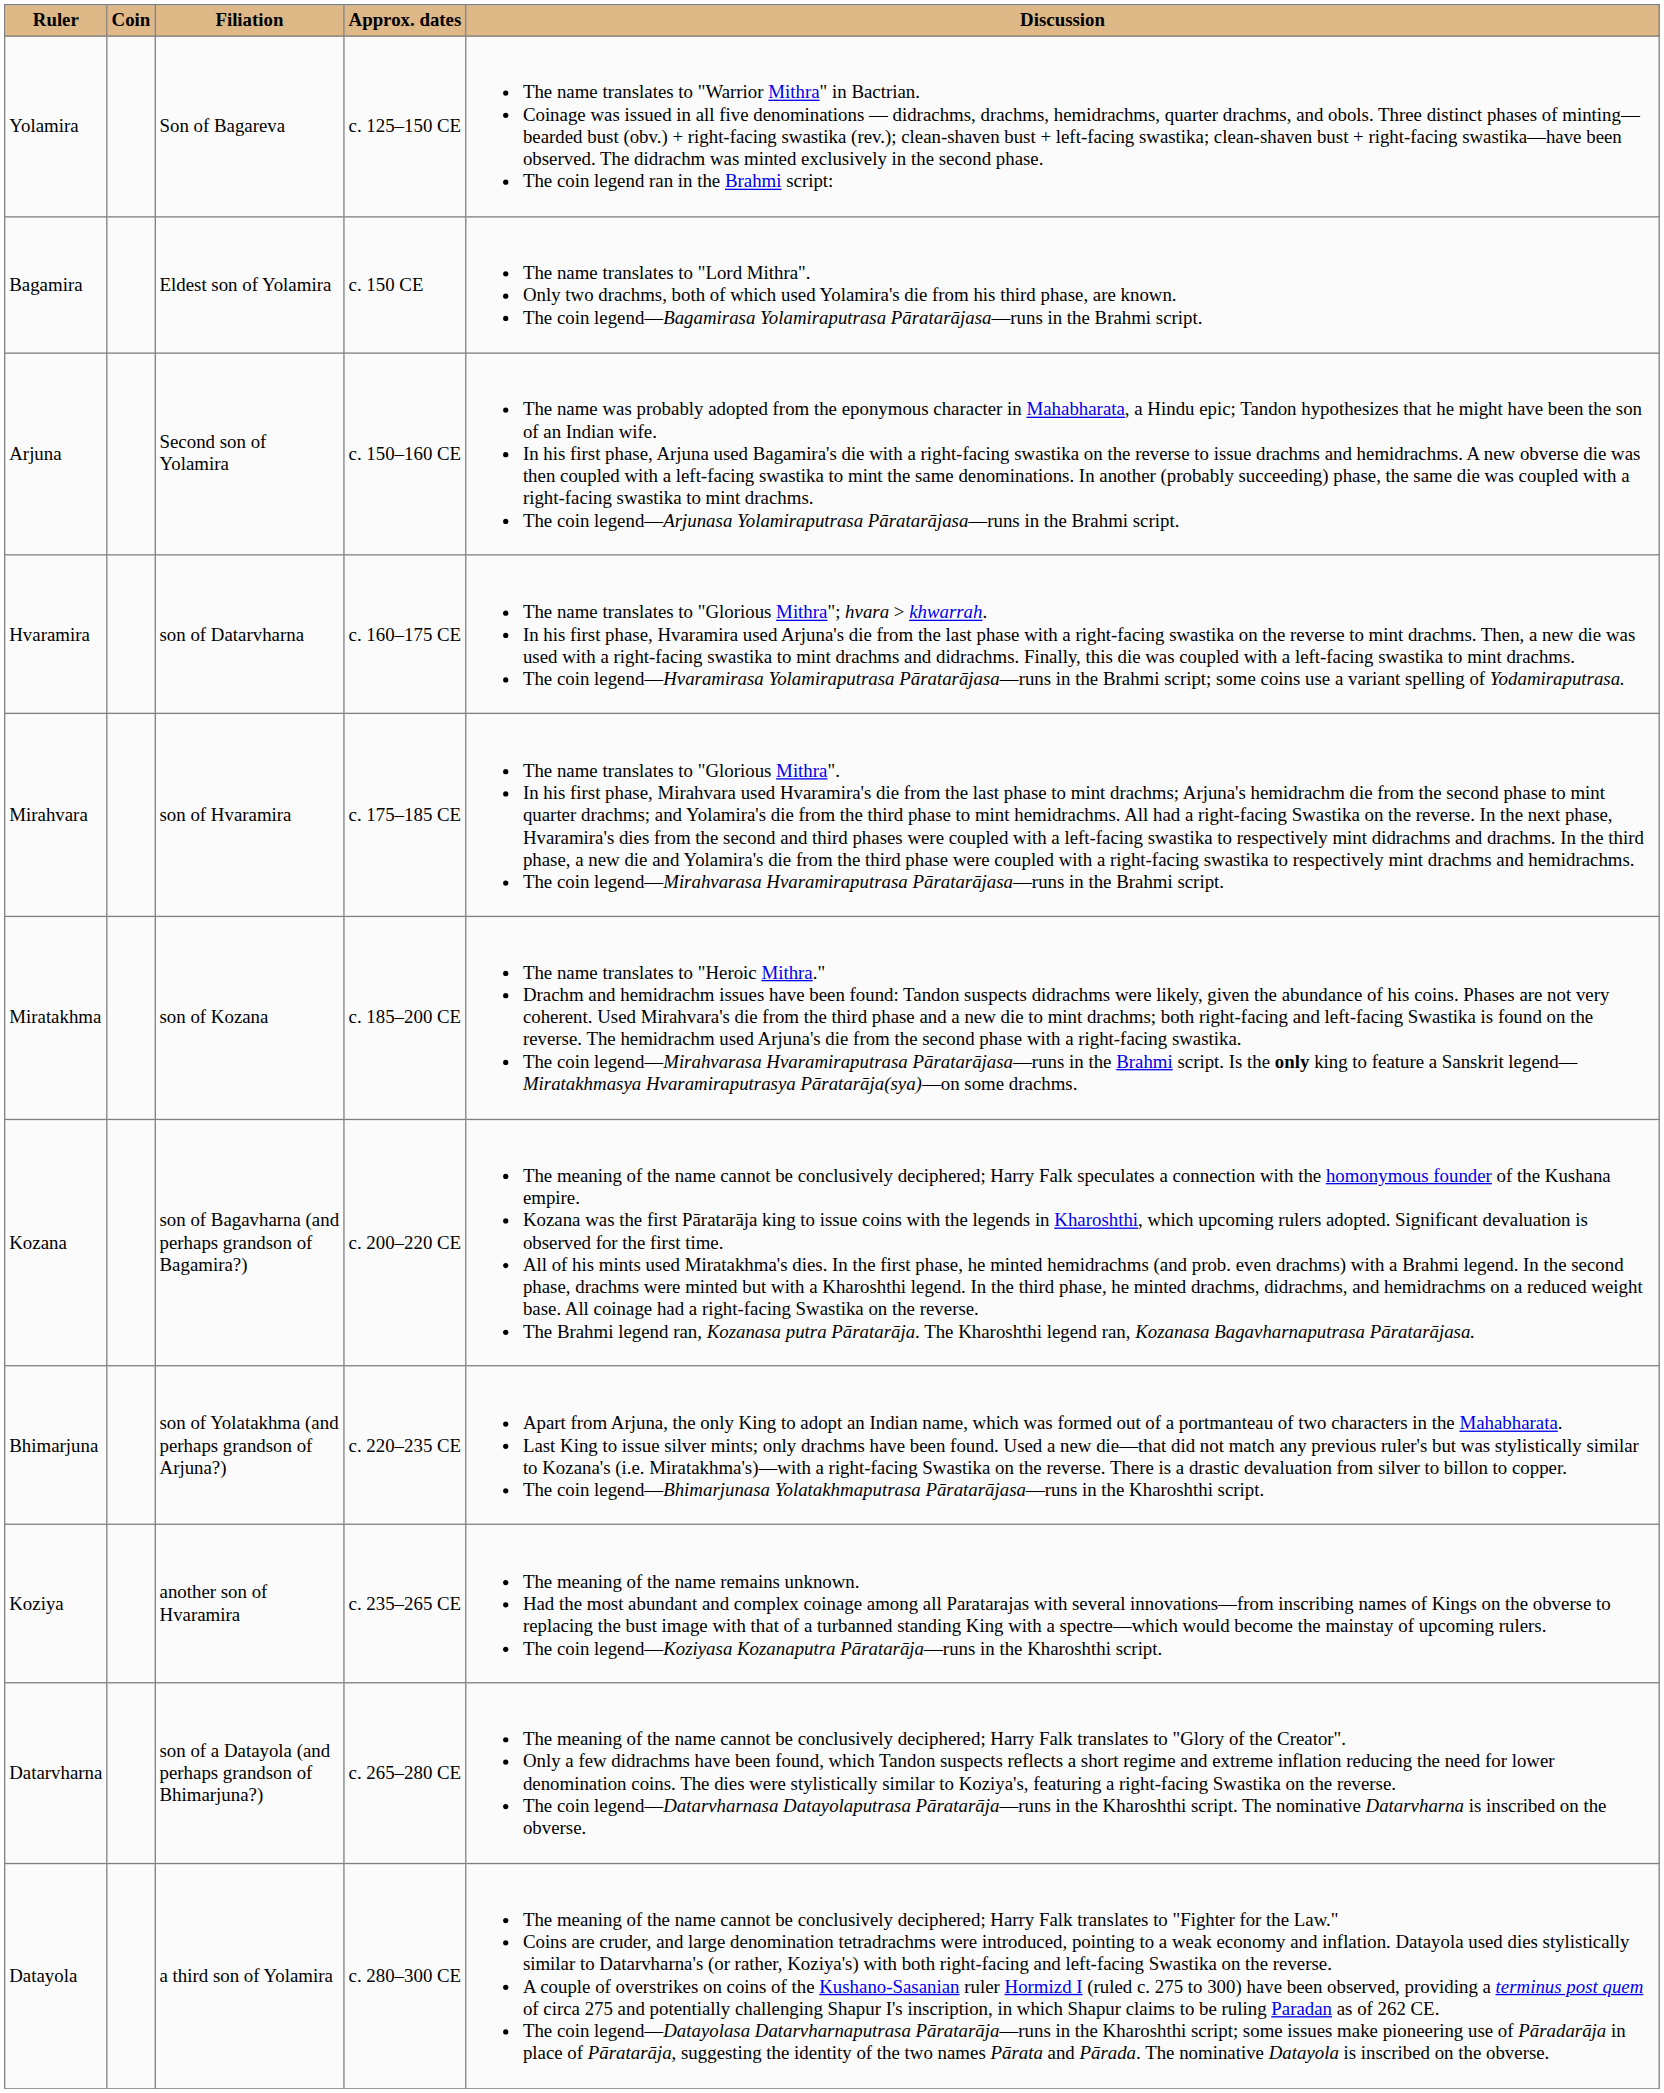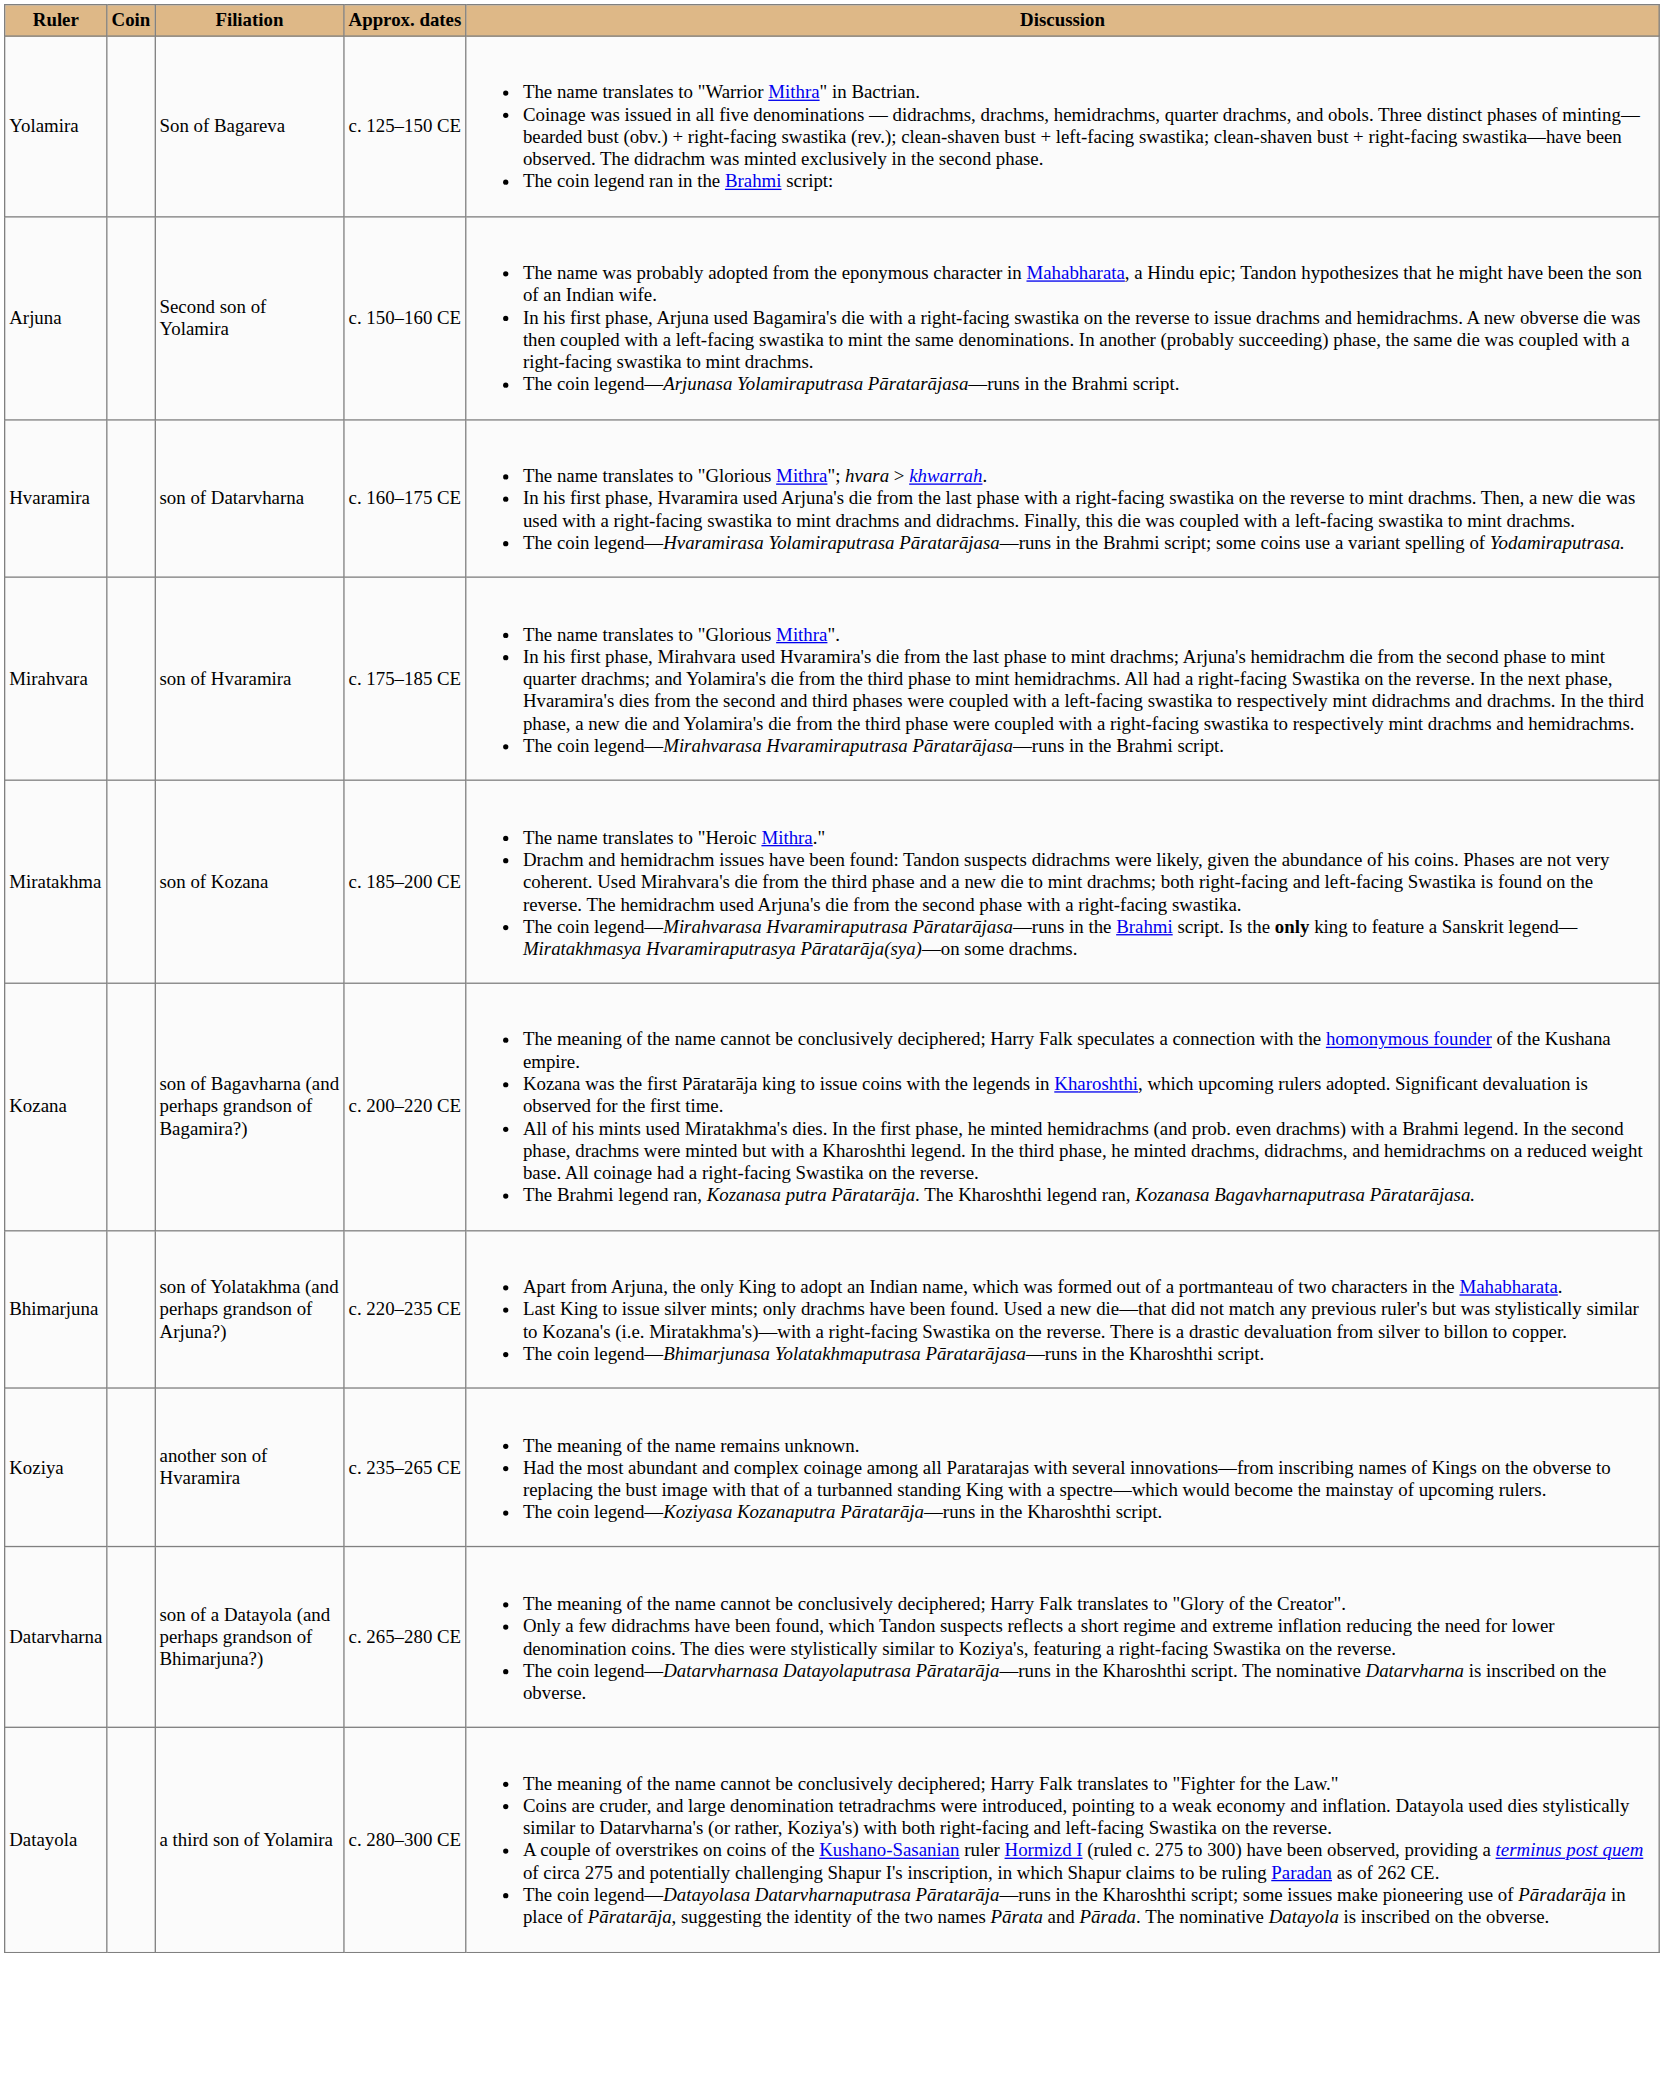- row: (46, 284)
